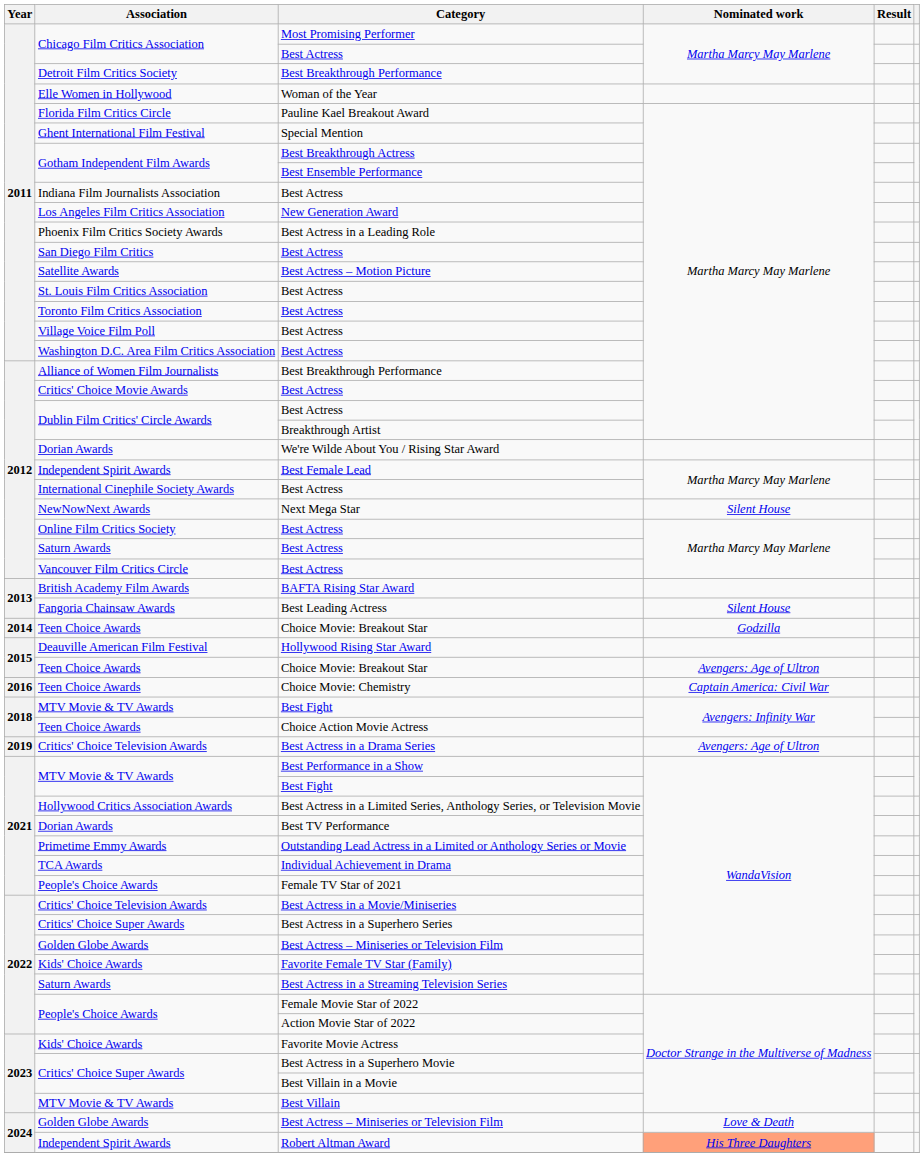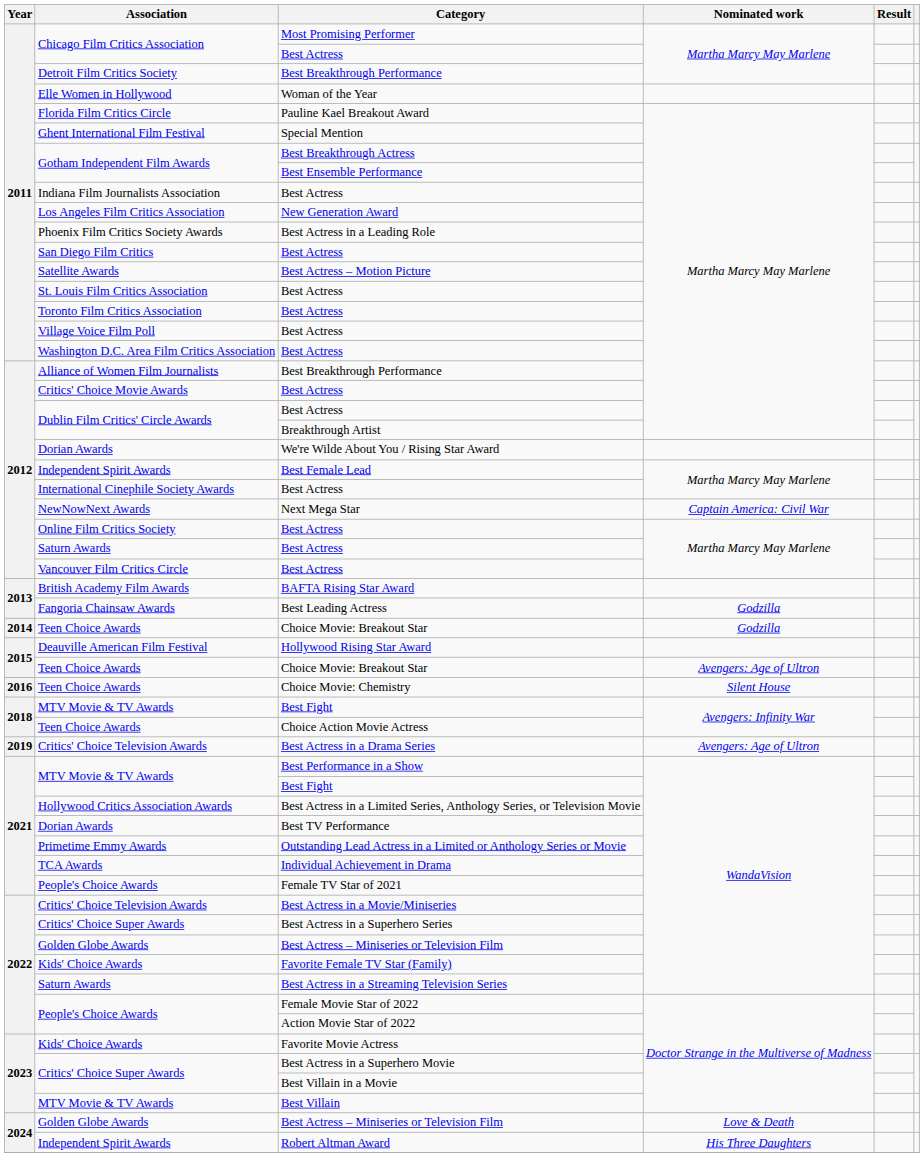(759, 509) Silent House -> (759, 509) Captain America: Civil War
(759, 608) Silent House -> (759, 608) Godzilla
(759, 687) Captain America: Civil War -> (759, 687) Silent House
(759, 1142) lightsalmon background -> (759, 1142) no background
